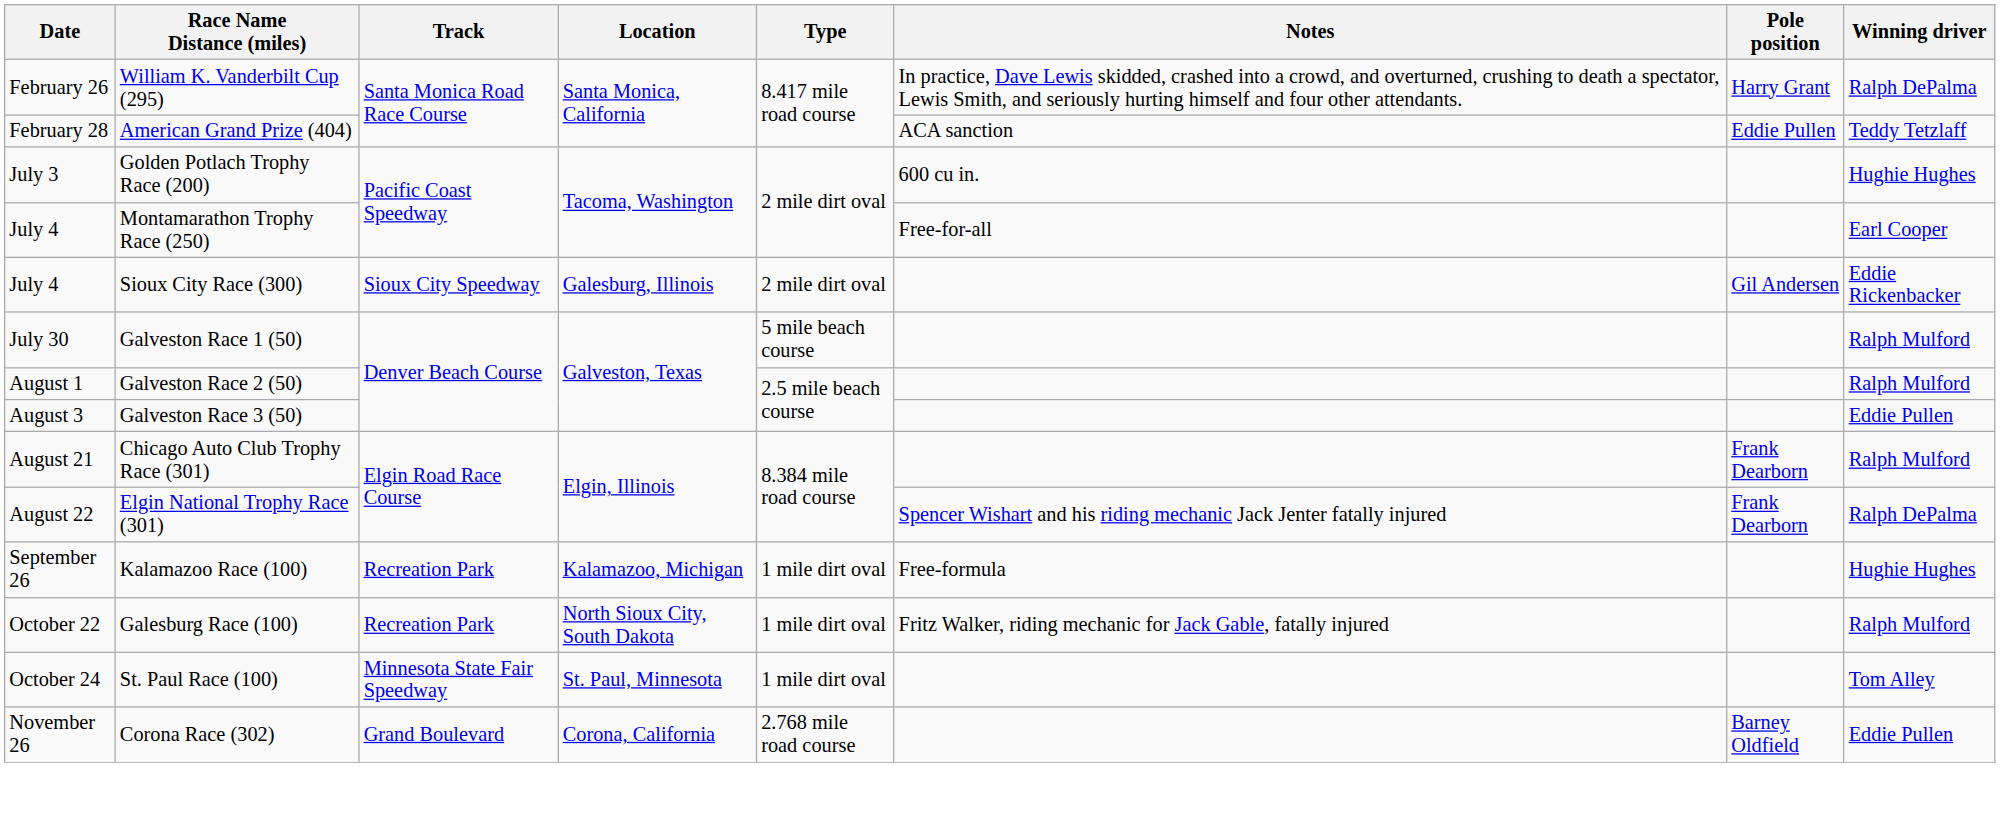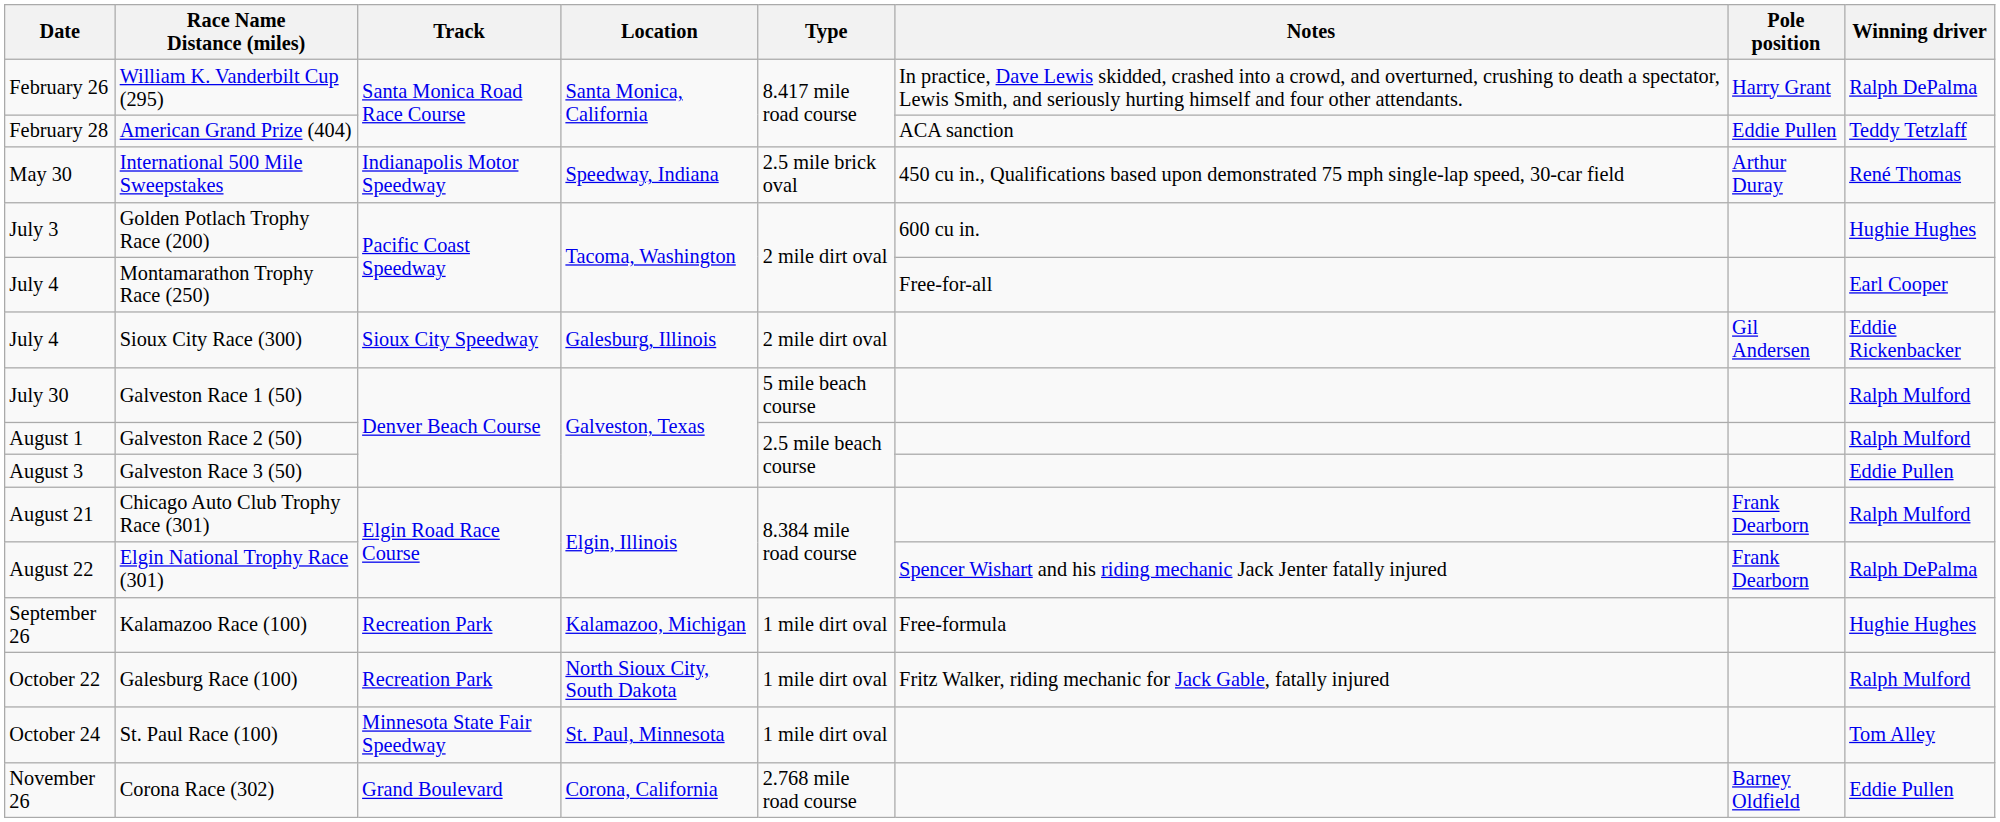+ row: (211, 174)
